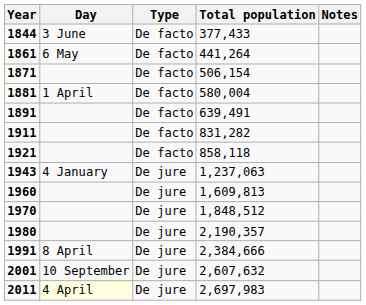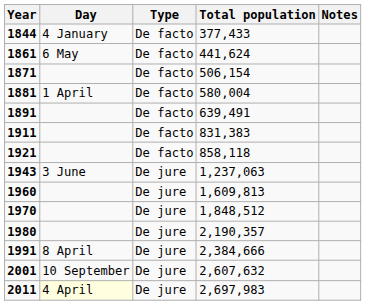(64, 34) 3 June -> (75, 34) 4 January
(225, 54) 441,264 -> (225, 54) 441,624
(225, 133) 831,282 -> (225, 133) 831,383
(75, 172) 4 January -> (64, 172) 3 June
